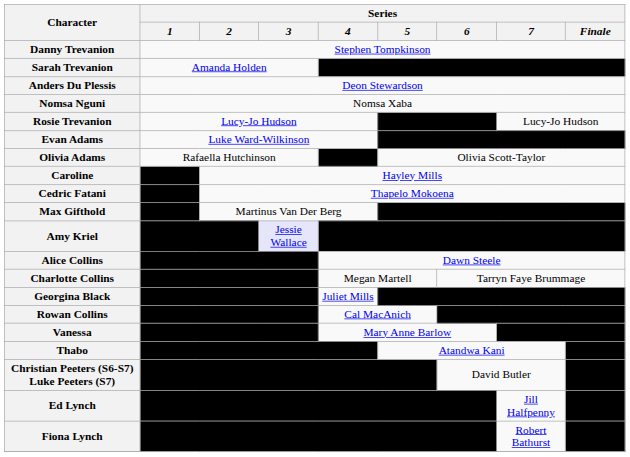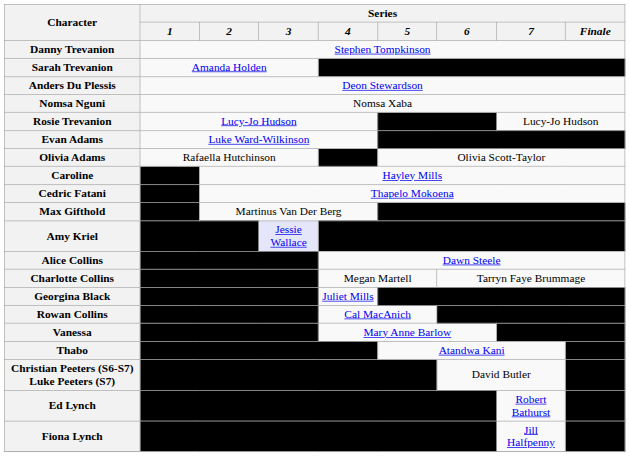(531, 405) Jill Halfpenny -> (531, 405) Robert Bathurst
(531, 436) Robert Bathurst -> (531, 436) Jill Halfpenny
